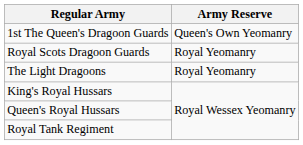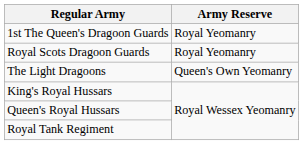(233, 33) Queen's Own Yeomanry -> (215, 33) Royal Yeomanry
(215, 71) Royal Yeomanry -> (233, 71) Queen's Own Yeomanry
